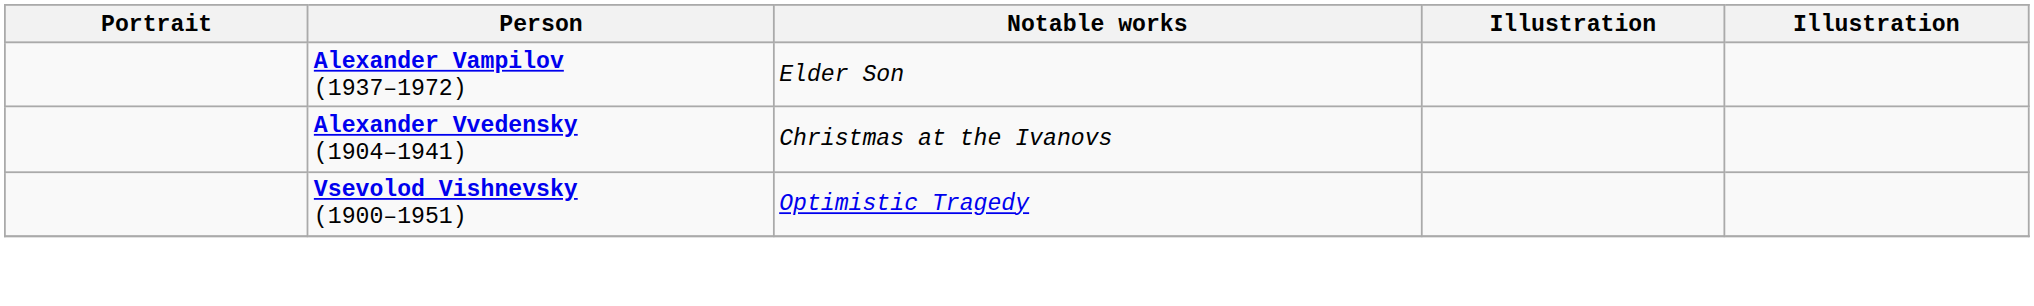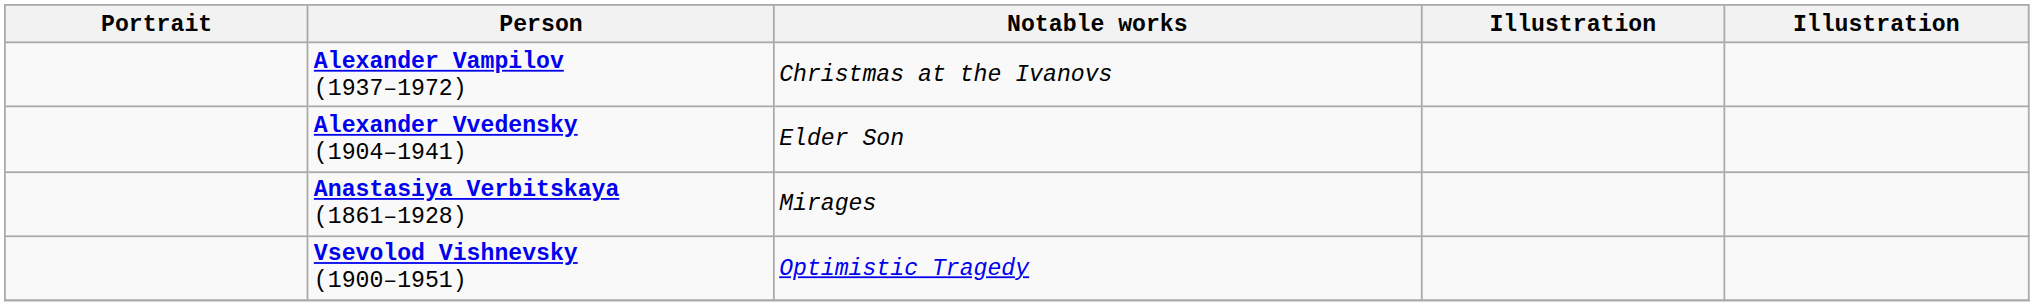(842, 75) Elder Son -> (946, 75) Christmas at the Ivanovs
(946, 139) Christmas at the Ivanovs -> (842, 139) Elder Son
+ row: (467, 204)
